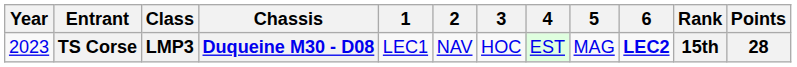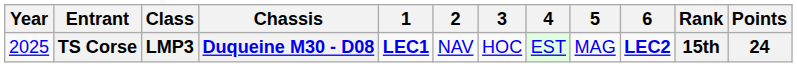(29, 47) 2023 -> (29, 47) 2025
(405, 47) normal -> (406, 47) bold
(758, 47) 28 -> (759, 47) 24
